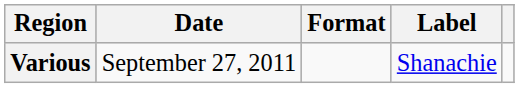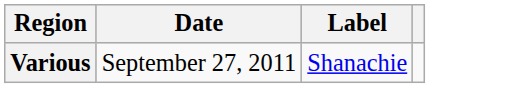- column: (346, 23)
